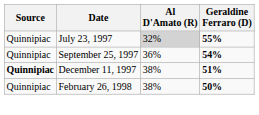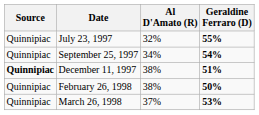(152, 39) lightgrey background -> (152, 39) no background
(152, 54) 36% -> (152, 54) 34%
+ row: (90, 102)
